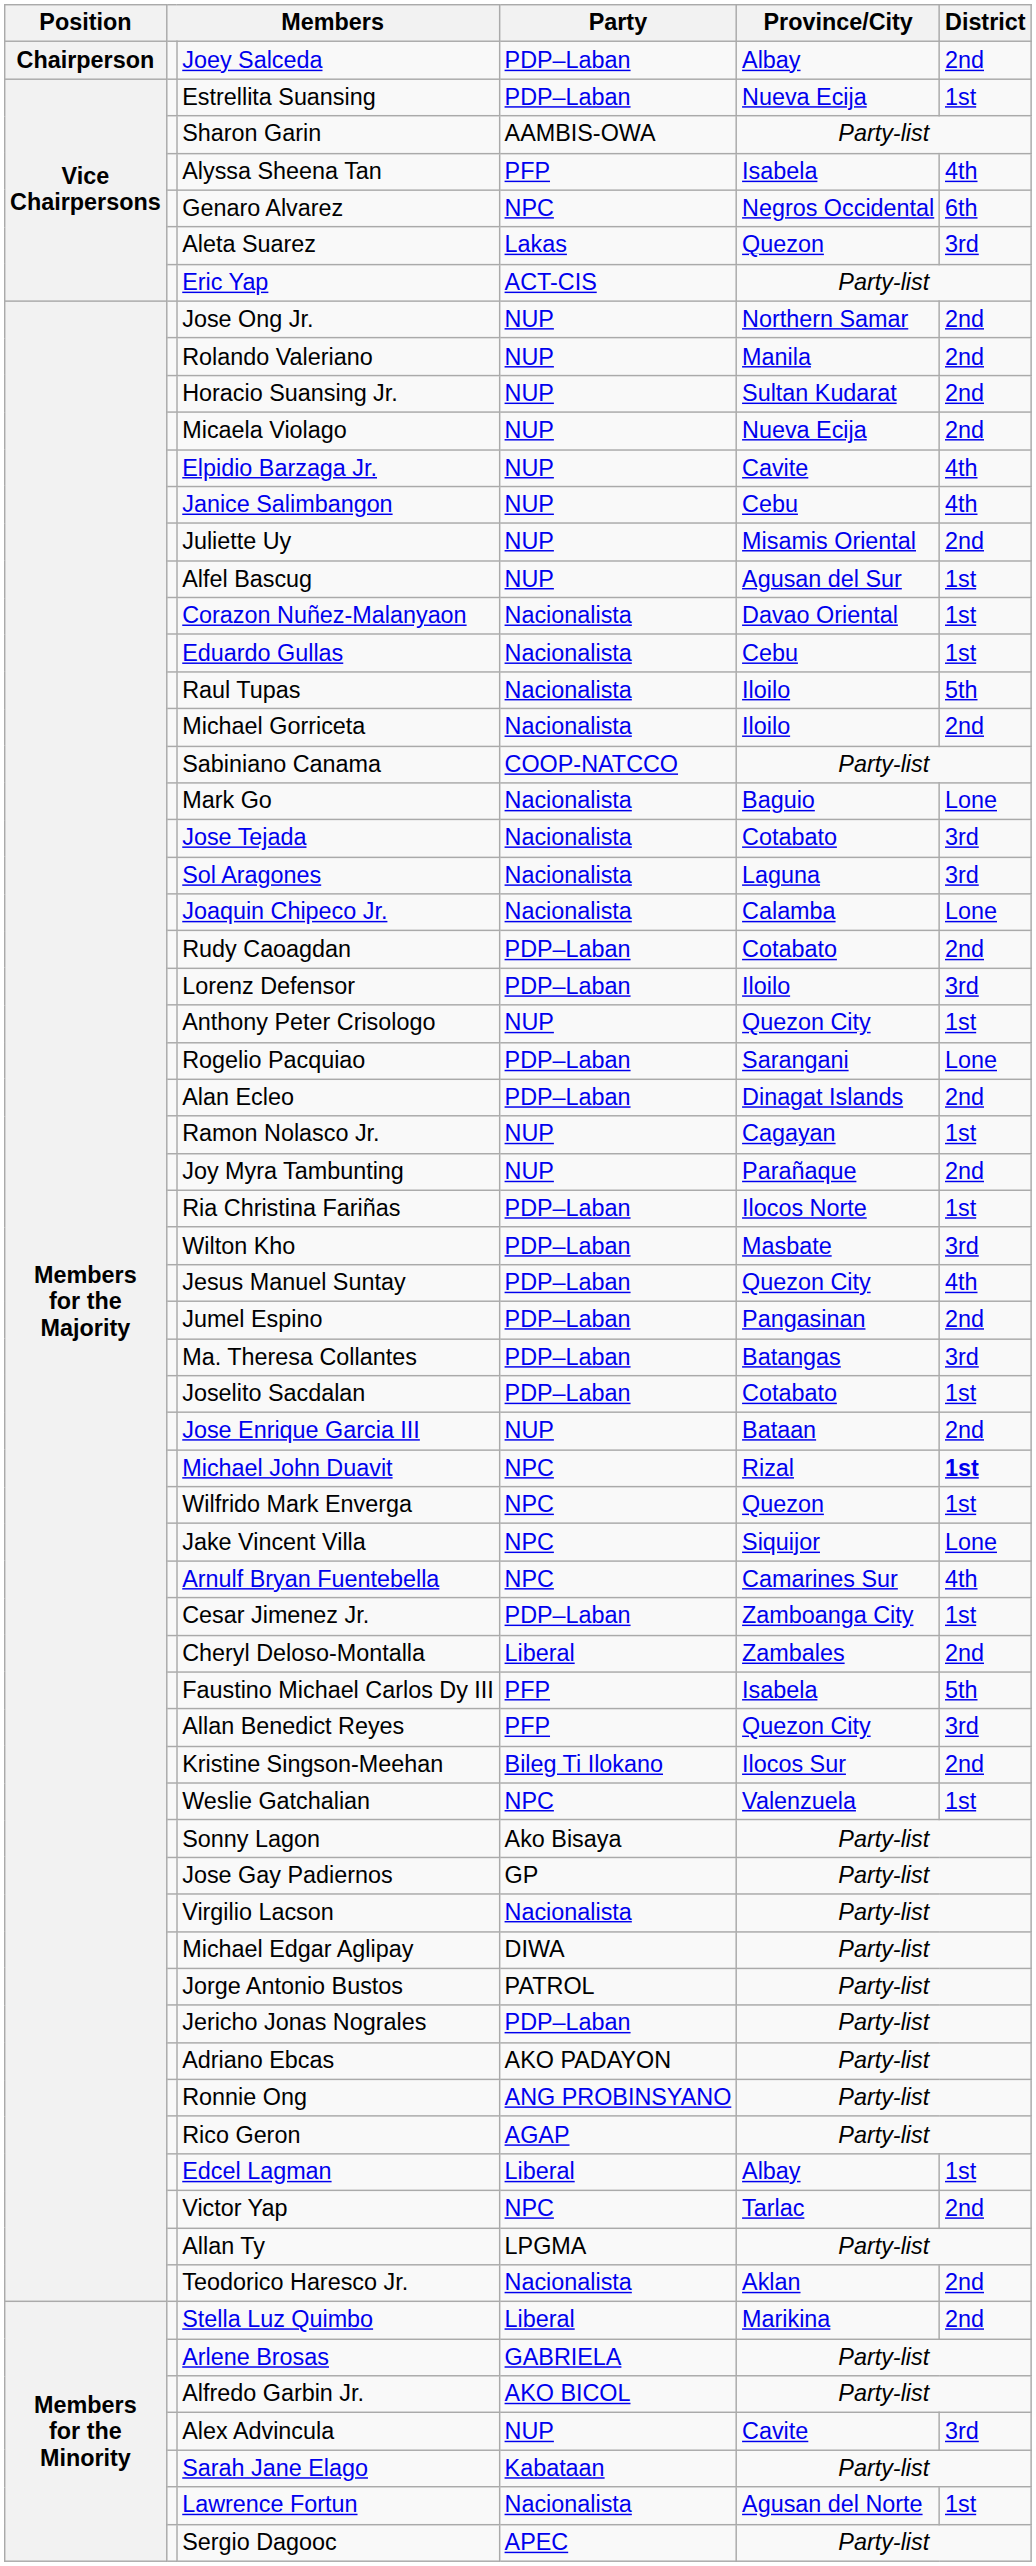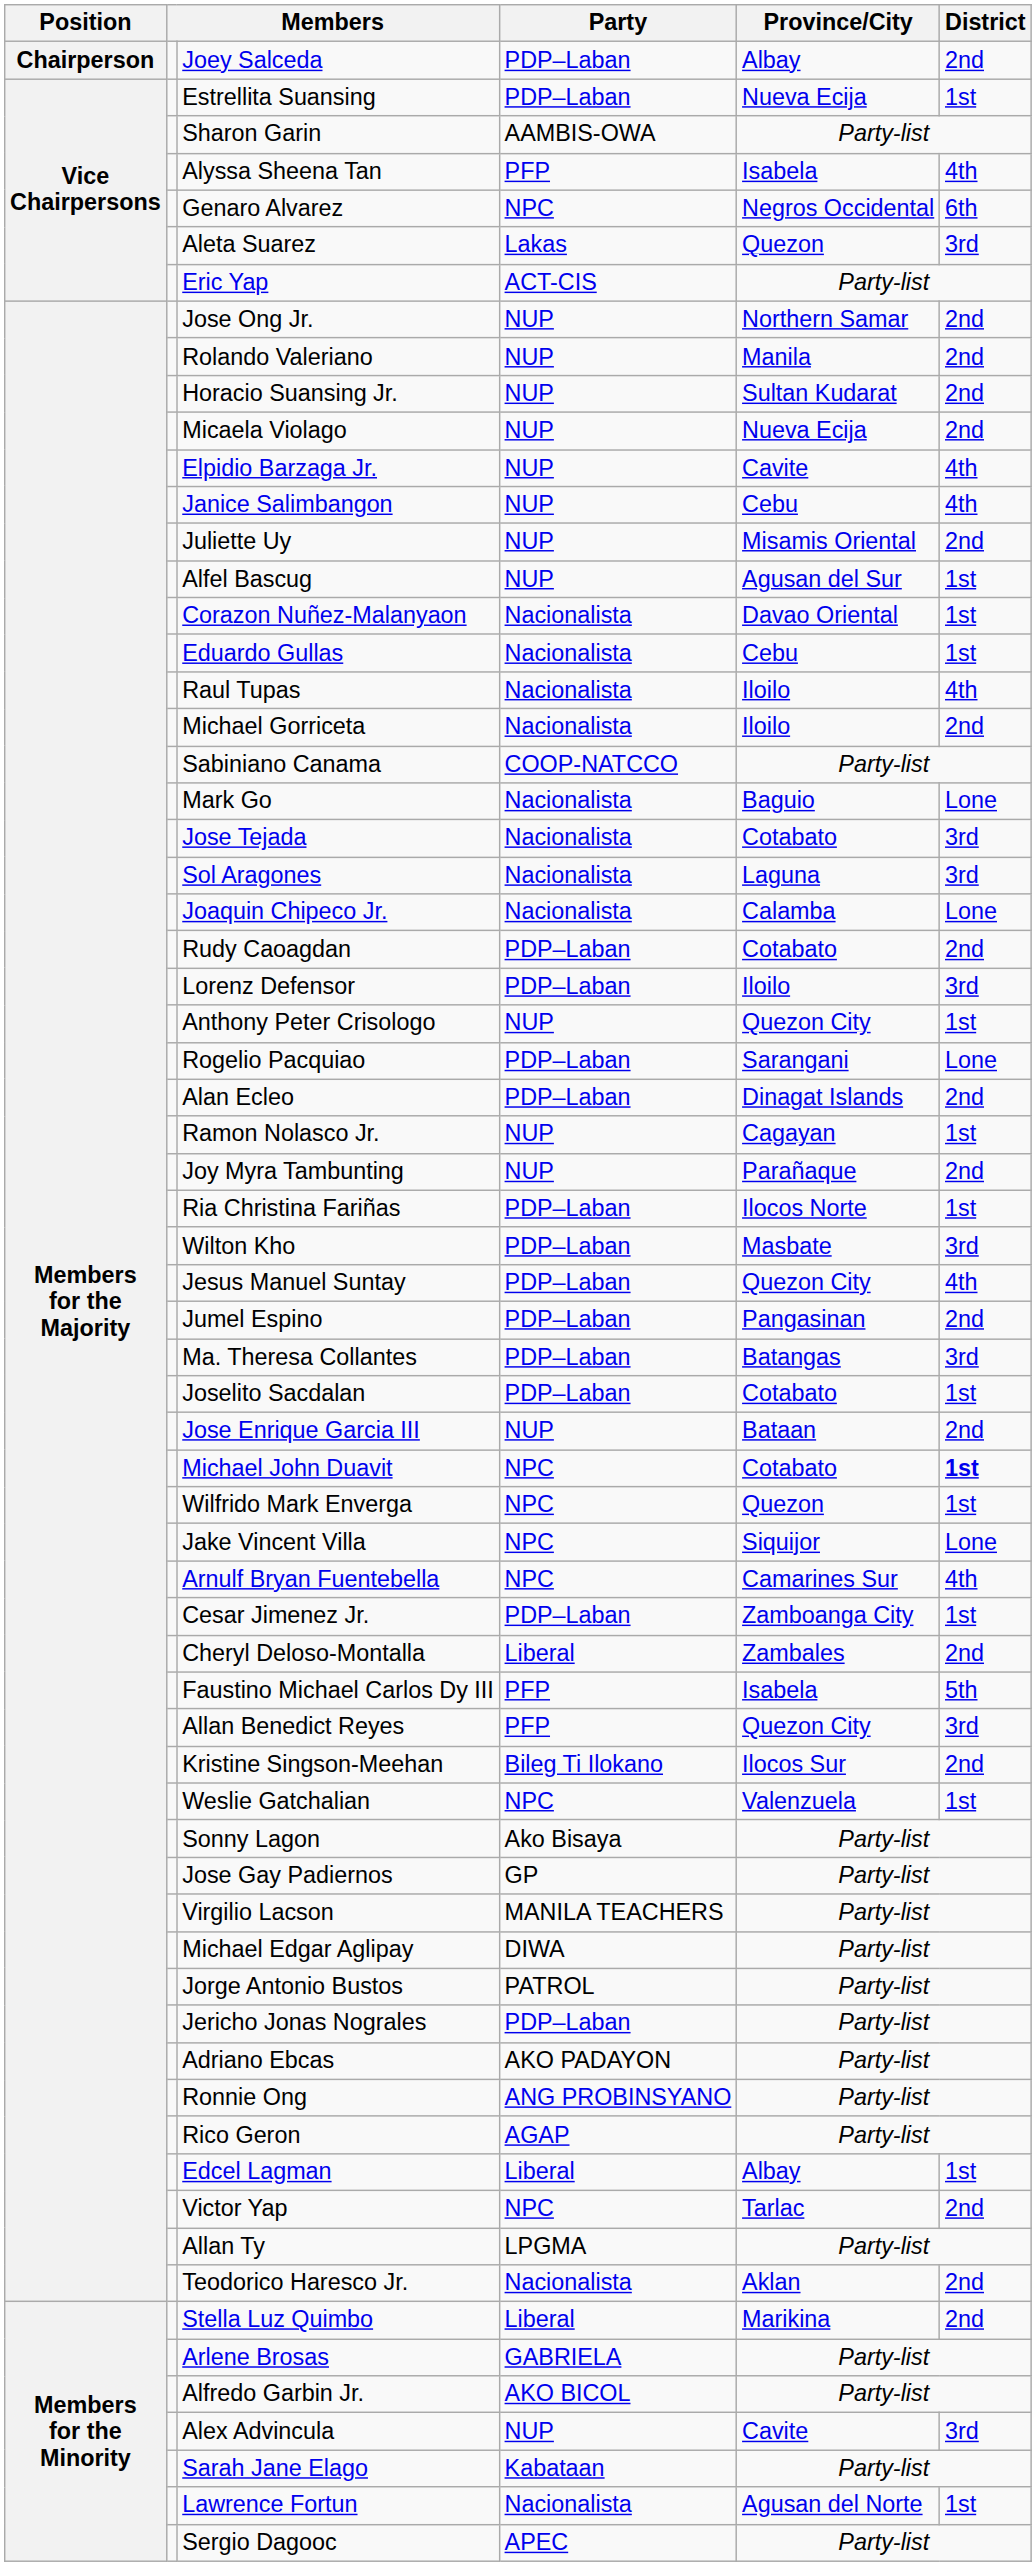(961, 689) 5th -> (961, 689) 4th
(768, 1467) Rizal -> (789, 1467) Cotabato
(568, 1912) Nacionalista -> (614, 1912) MANILA TEACHERS
